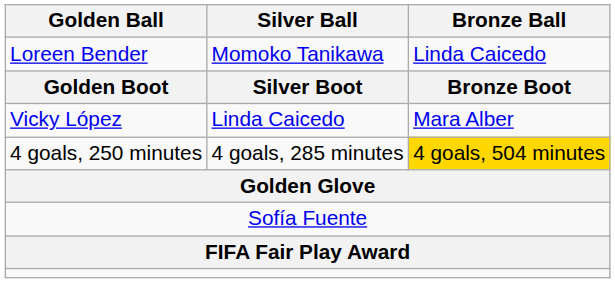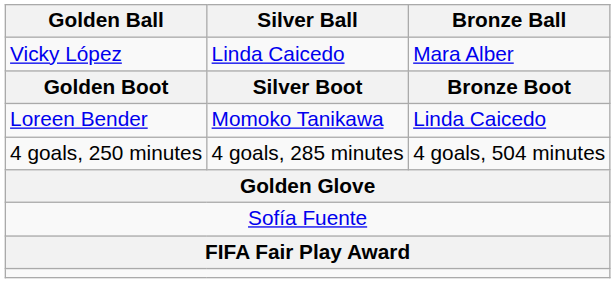rows swapped: (66, 119) <-> (79, 53)
(509, 152) gold background -> (509, 152) no background
